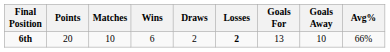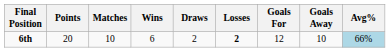(279, 39) 13 -> (279, 39) 12
(363, 39) no background -> (363, 39) lightblue background
